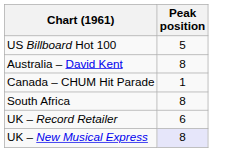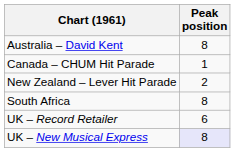- row: (62, 45)
+ row: (92, 82)
